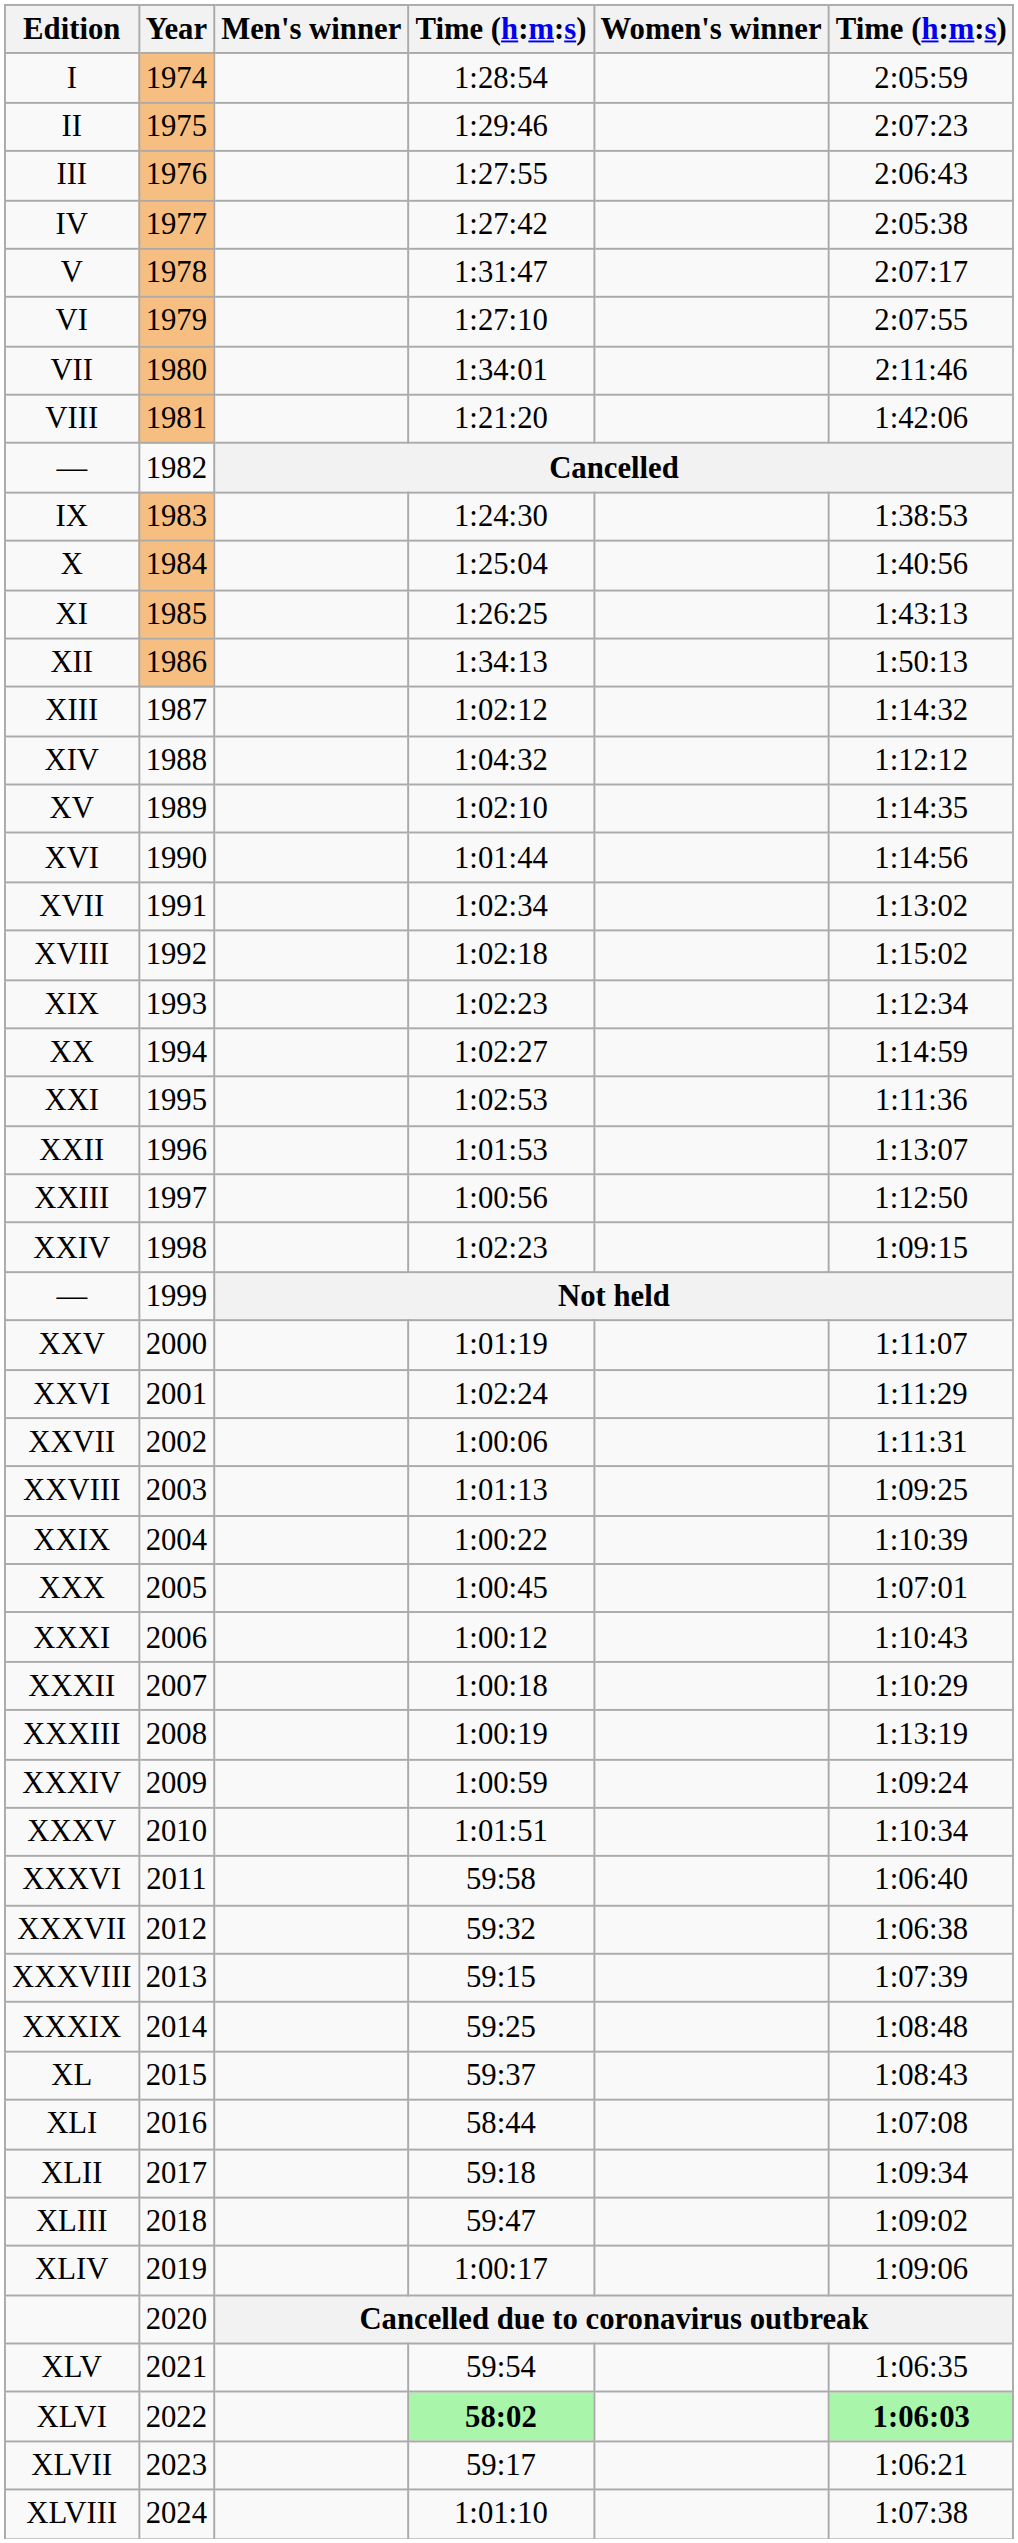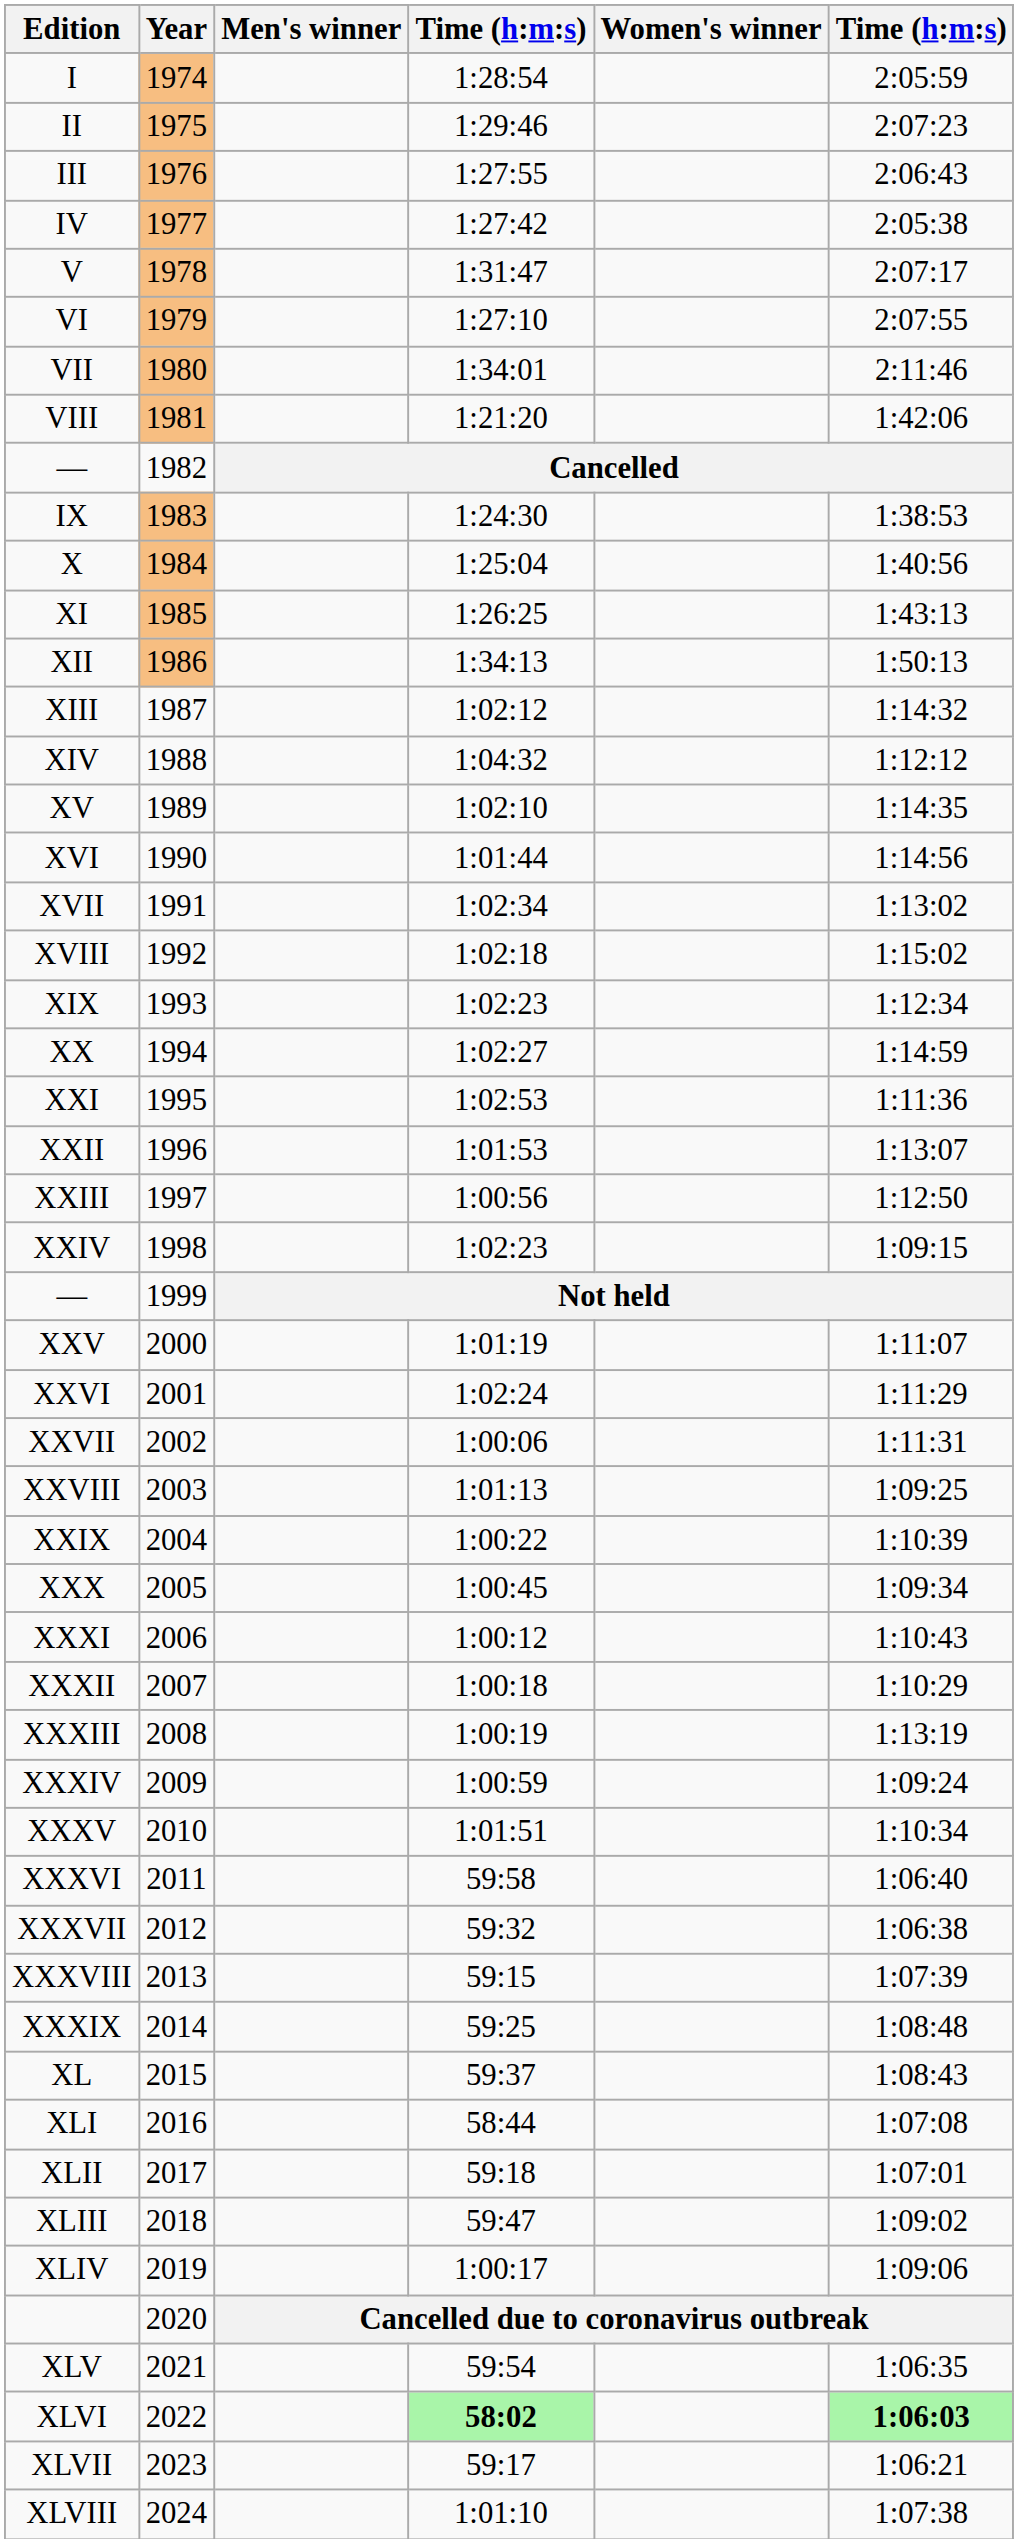(921, 1587) 1:07:01 -> (921, 1587) 1:09:34
(921, 2172) 1:09:34 -> (921, 2172) 1:07:01
